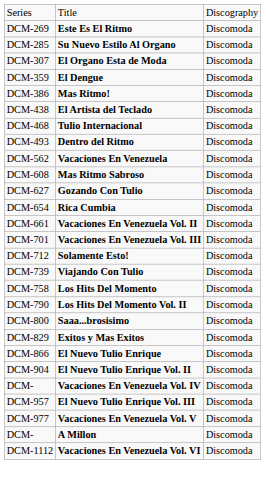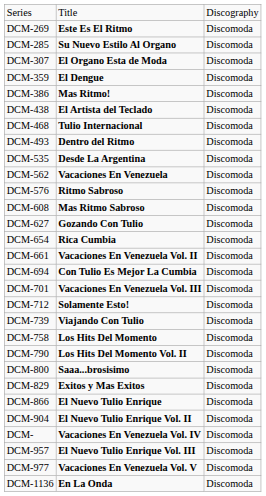+ row: (102, 158)
+ row: (91, 191)
+ row: (127, 272)
- row: (77, 434)
- row: (129, 451)
+ row: (85, 483)
